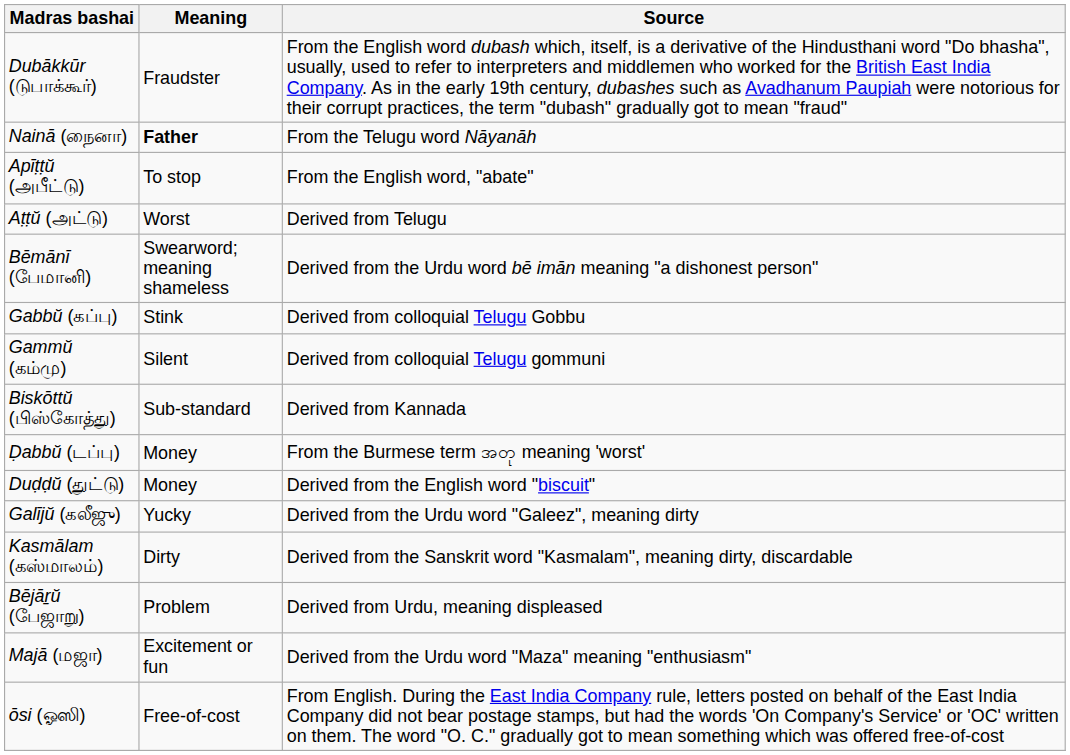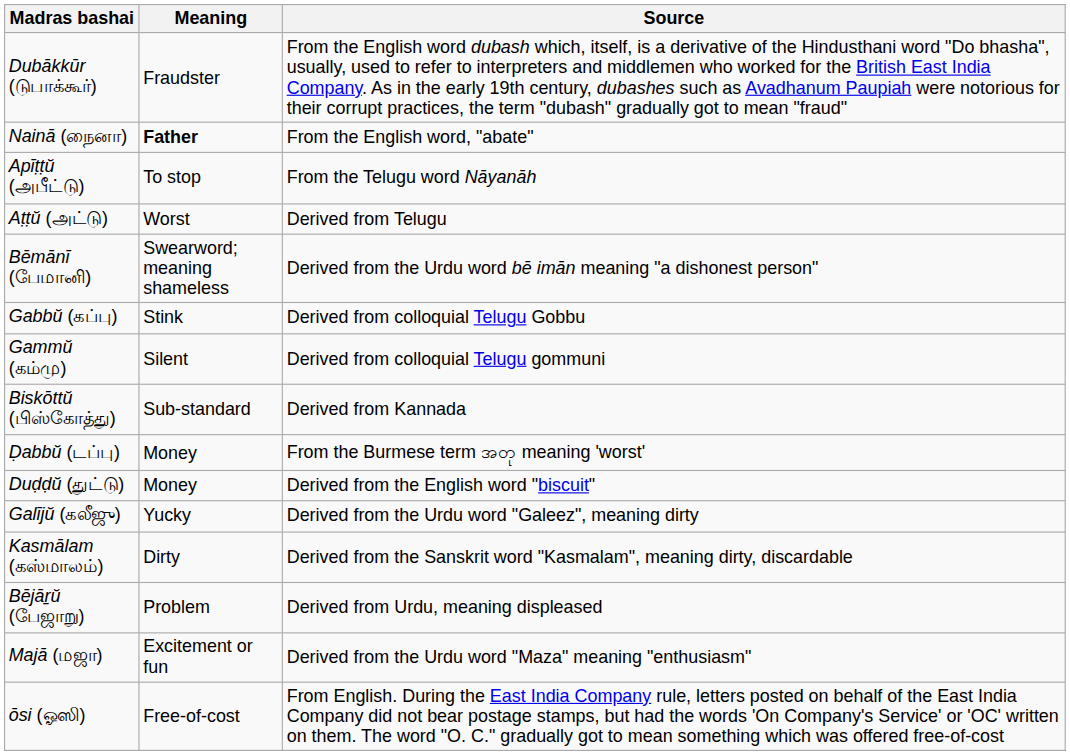(412, 137) From the Telugu word Nāyanāh -> (410, 137) From the English word, "abate"
(410, 177) From the English word, "abate" -> (412, 177) From the Telugu word Nāyanāh
